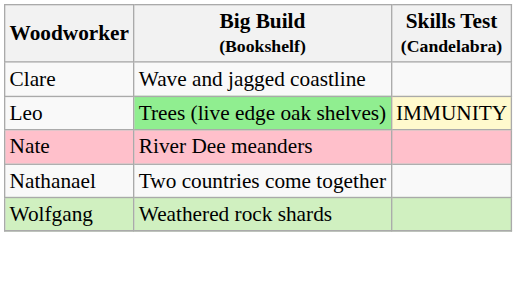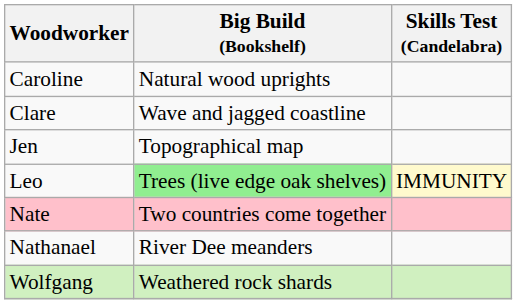+ row: (46, 79)
+ row: (24, 146)
(226, 146) River Dee meanders -> (262, 214) Two countries come together
(262, 180) Two countries come together -> (226, 247) River Dee meanders
